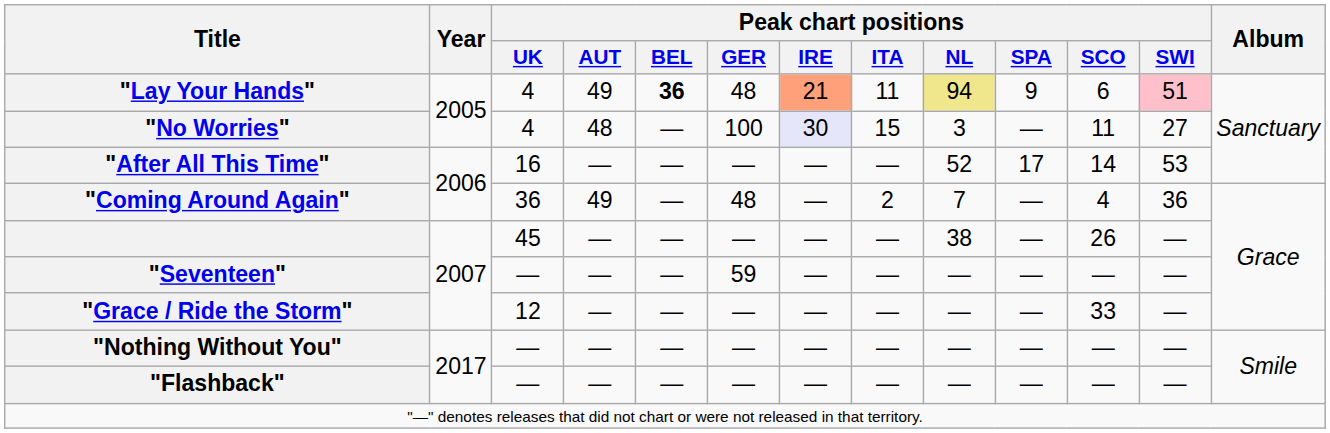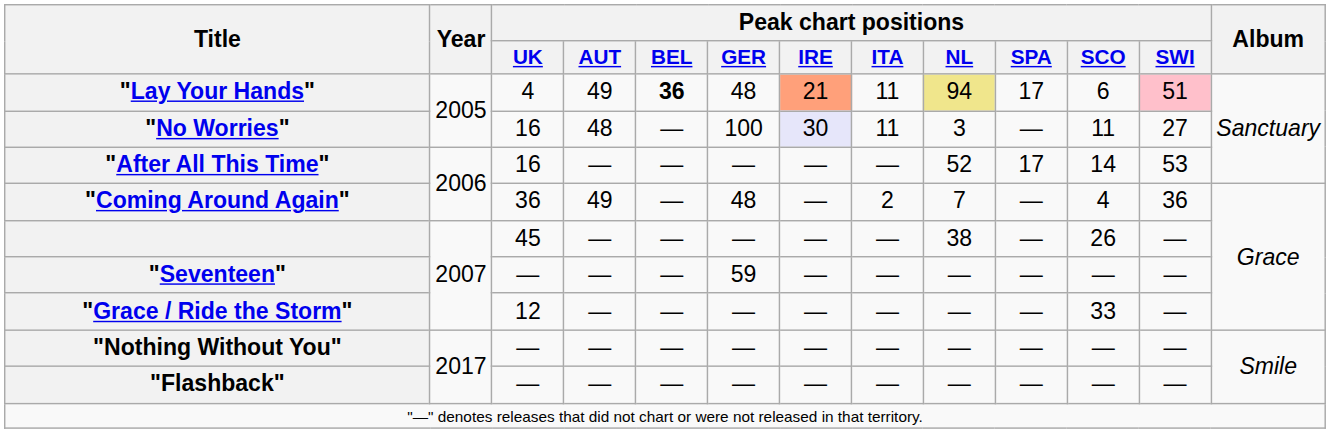(1031, 92) 9 -> (1031, 92) 17
(528, 128) 4 -> (528, 128) 16
(887, 128) 15 -> (887, 128) 11
